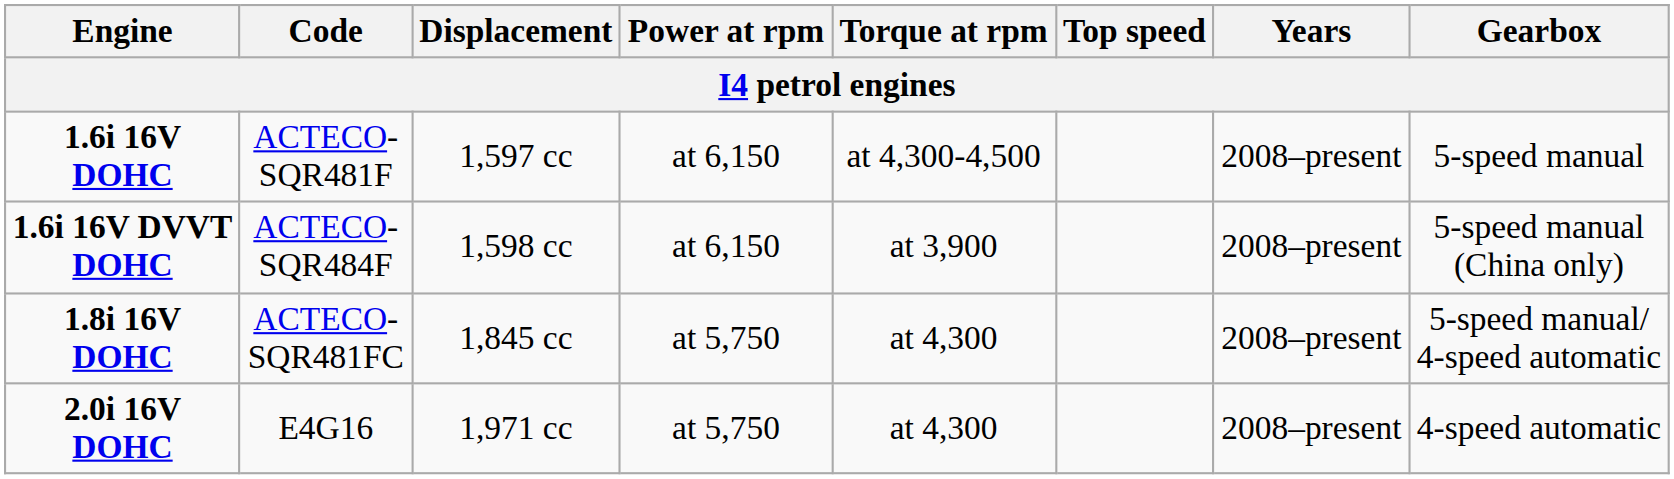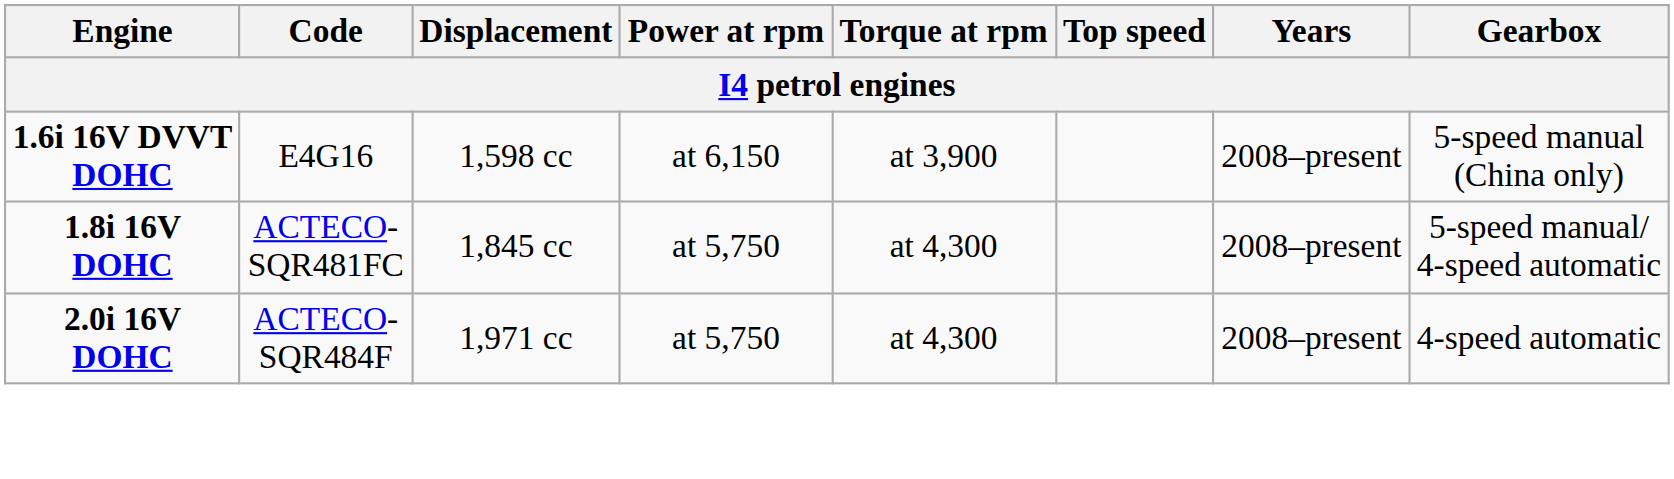- row: (123, 155)
(326, 246) ACTECO- SQR484F -> (326, 155) E4G16
(326, 427) E4G16 -> (326, 337) ACTECO- SQR484F
